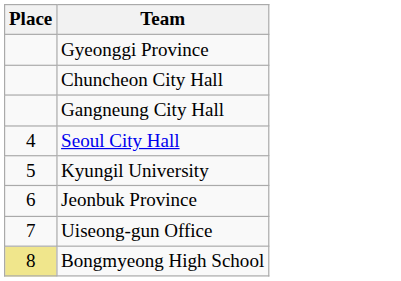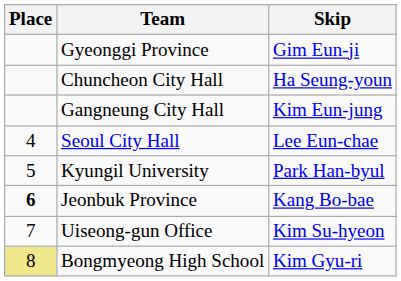+ column: (332, 19)
(31, 200) normal -> (31, 200) bold
